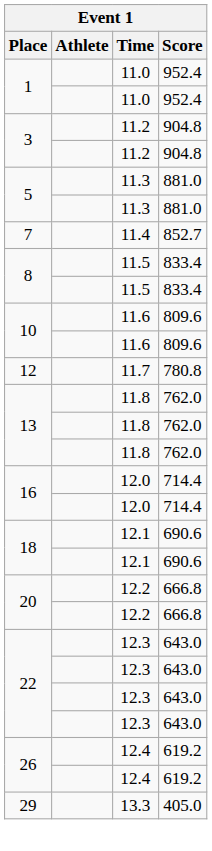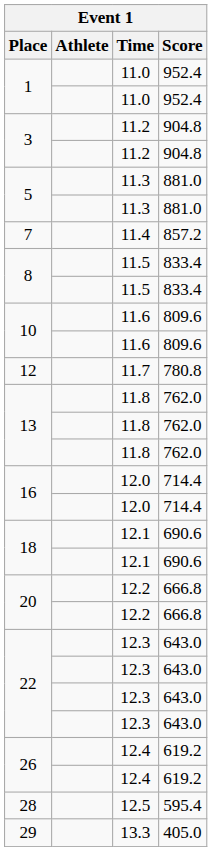(182, 235) 852.7 -> (182, 235) 857.2
+ row: (28, 805)
